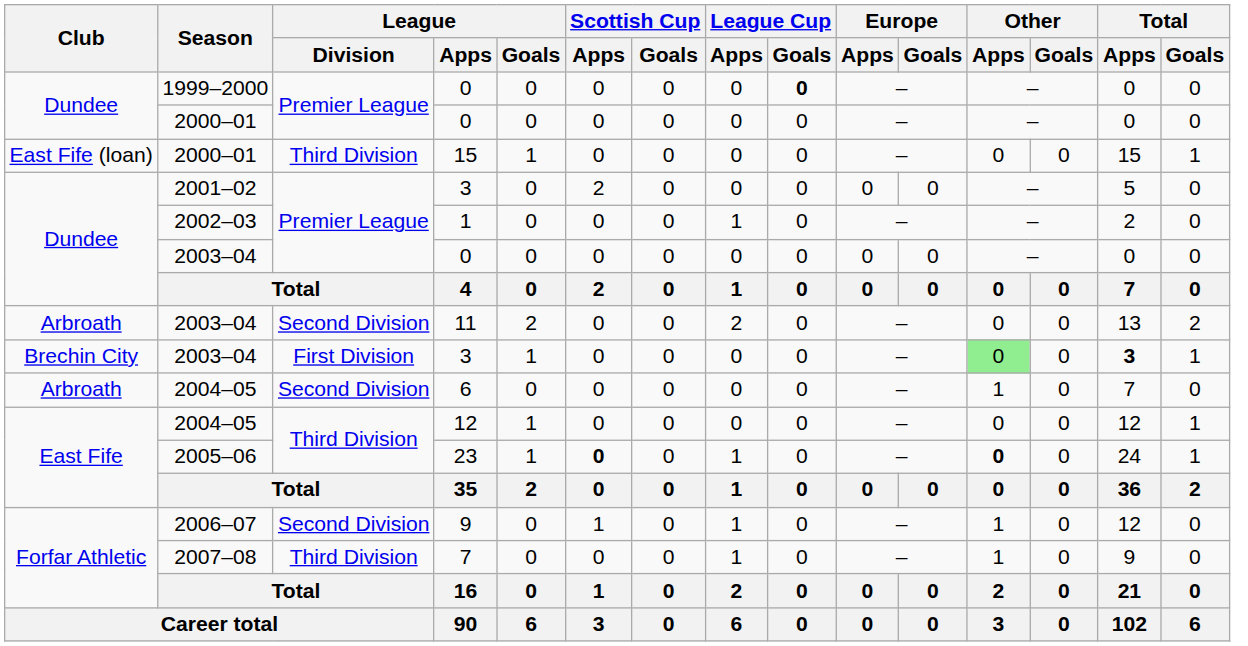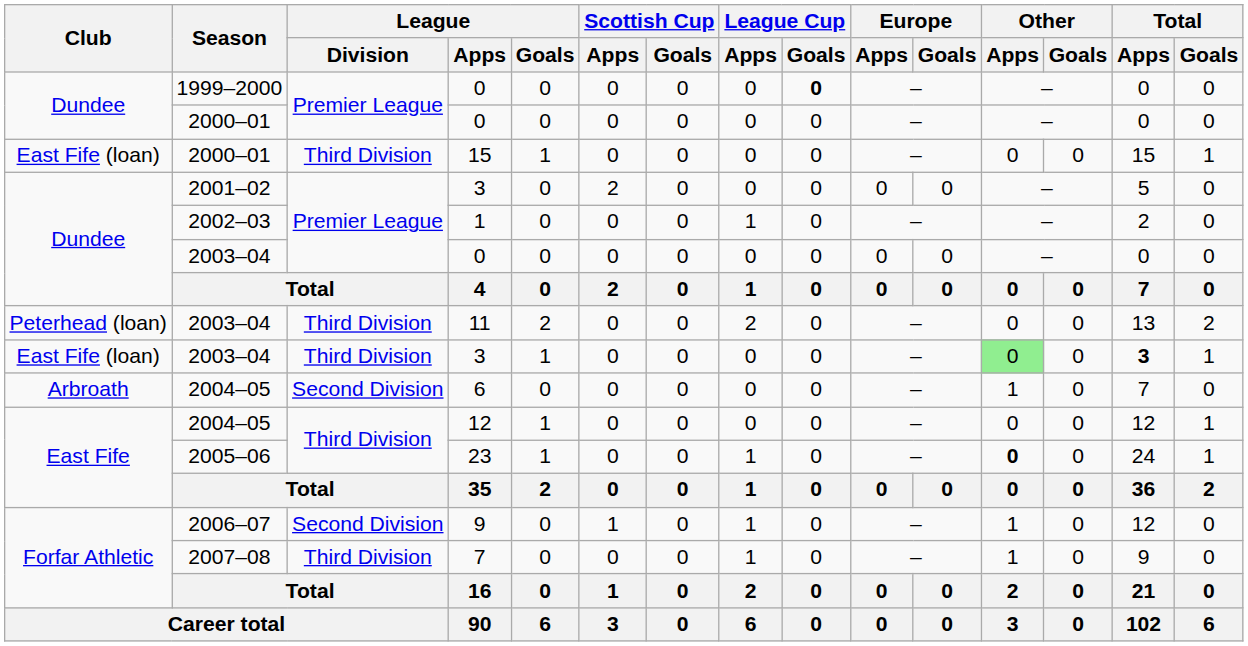(81, 322) Arbroath -> (88, 322) Peterhead (loan)
(354, 322) Second Division -> (368, 322) Third Division
(81, 356) Brechin City -> (88, 356) East Fife (loan)
(354, 356) First Division -> (368, 356) Third Division
(599, 456) bold -> (613, 456) normal
